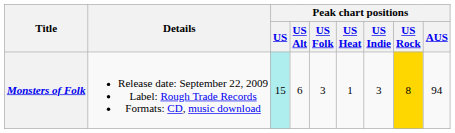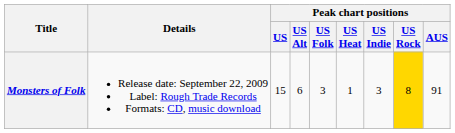(280, 90) paleturquoise background -> (280, 90) no background
(437, 90) 94 -> (437, 90) 91
